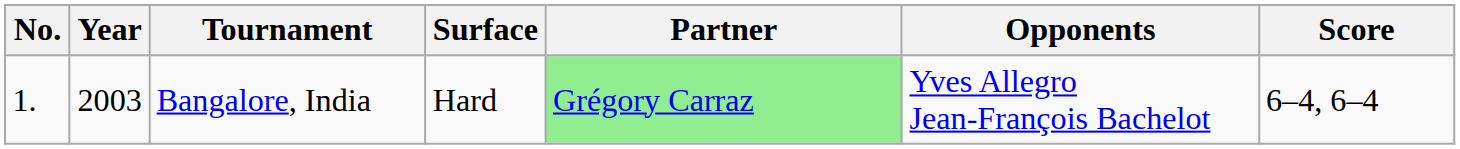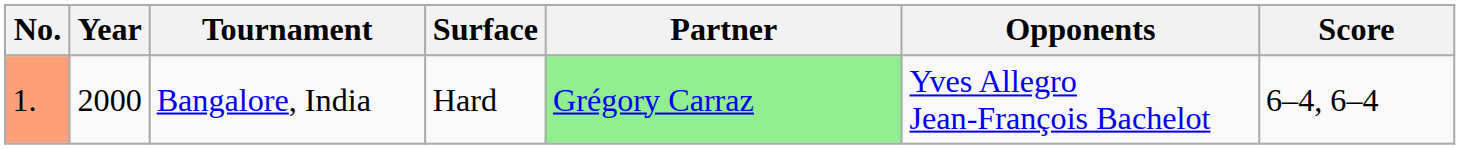(24, 99) no background -> (24, 99) lightsalmon background
(110, 99) 2003 -> (110, 99) 2000
